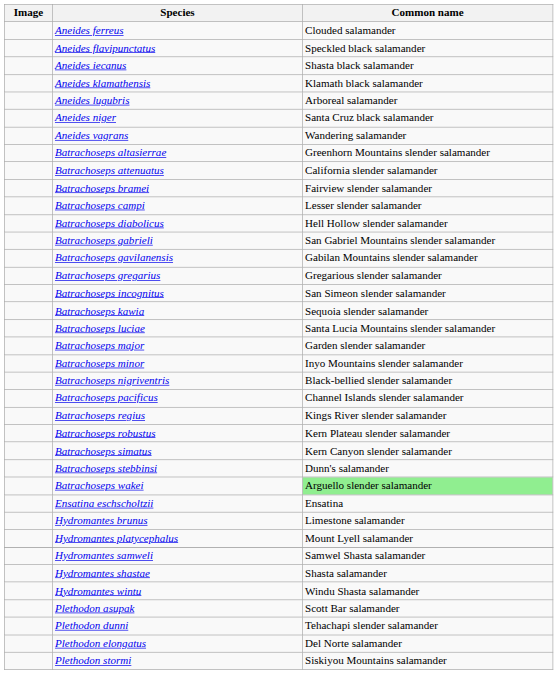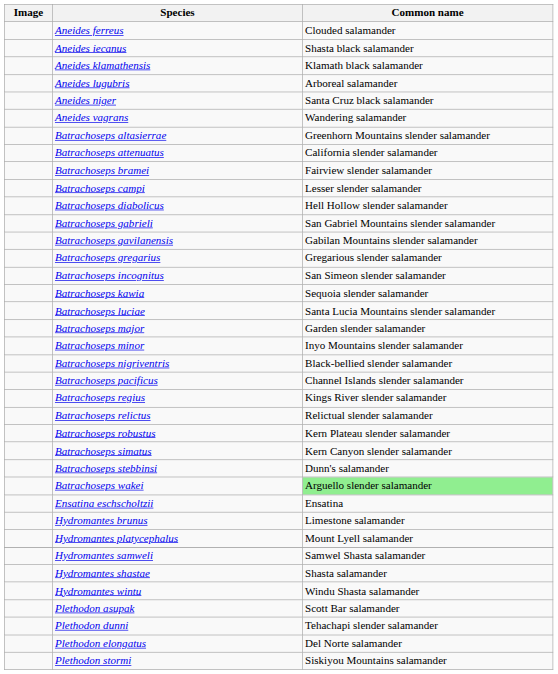- row: (105, 48)
+ row: (103, 415)
